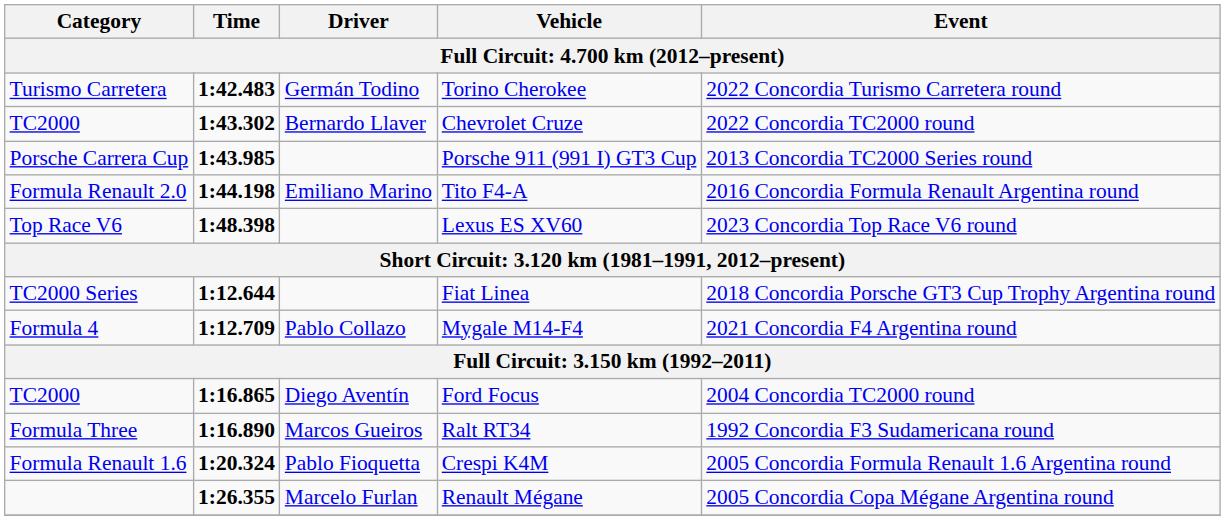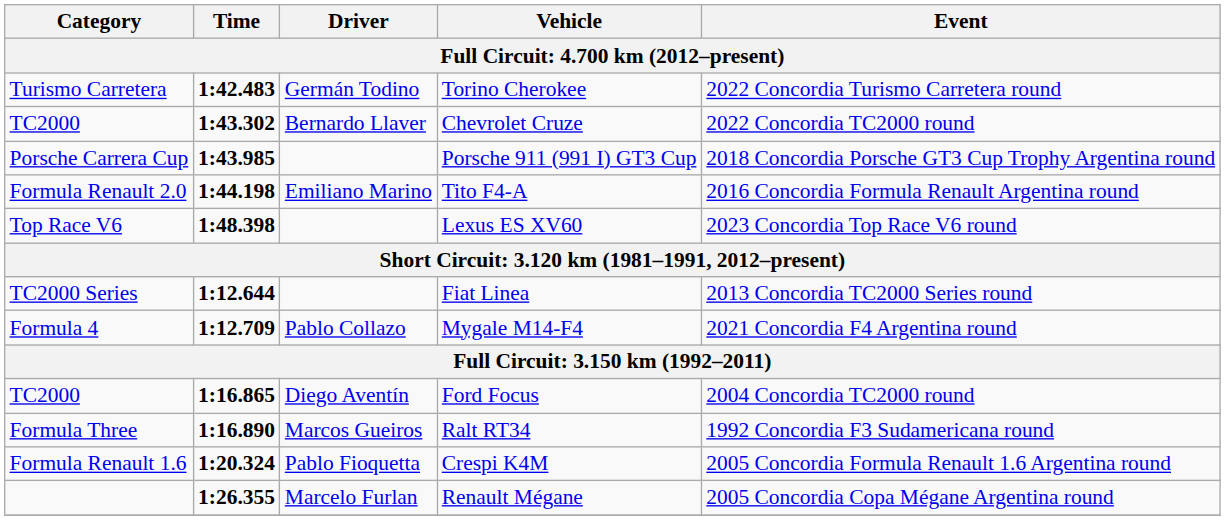(869, 157) 2013 Concordia TC2000 Series round -> (961, 157) 2018 Concordia Porsche GT3 Cup Trophy Argentina round
(961, 293) 2018 Concordia Porsche GT3 Cup Trophy Argentina round -> (869, 293) 2013 Concordia TC2000 Series round
